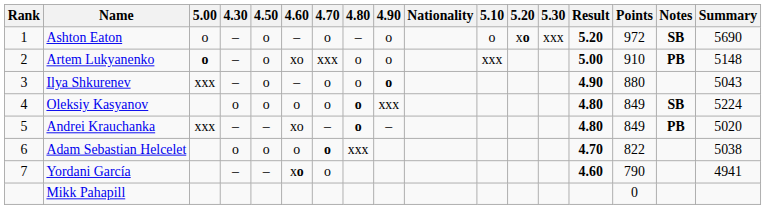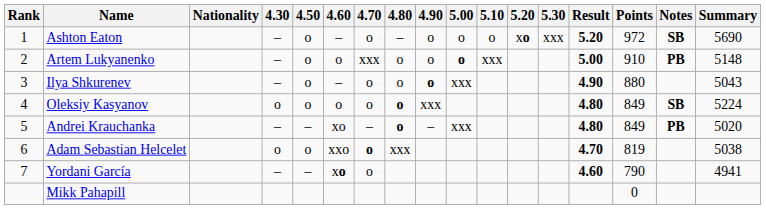columns swapped: (440, 15) <-> (205, 15)
(297, 60) xo -> (339, 60) o
(297, 149) o -> (339, 149) xxo
(634, 149) 822 -> (634, 149) 819
